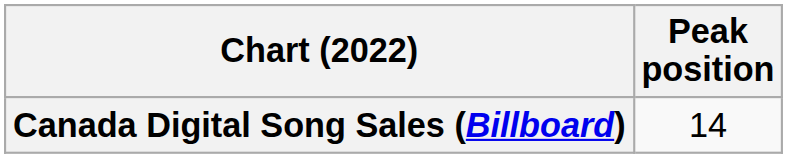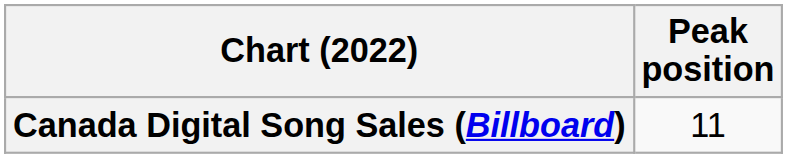(708, 124) 14 -> (708, 124) 11
